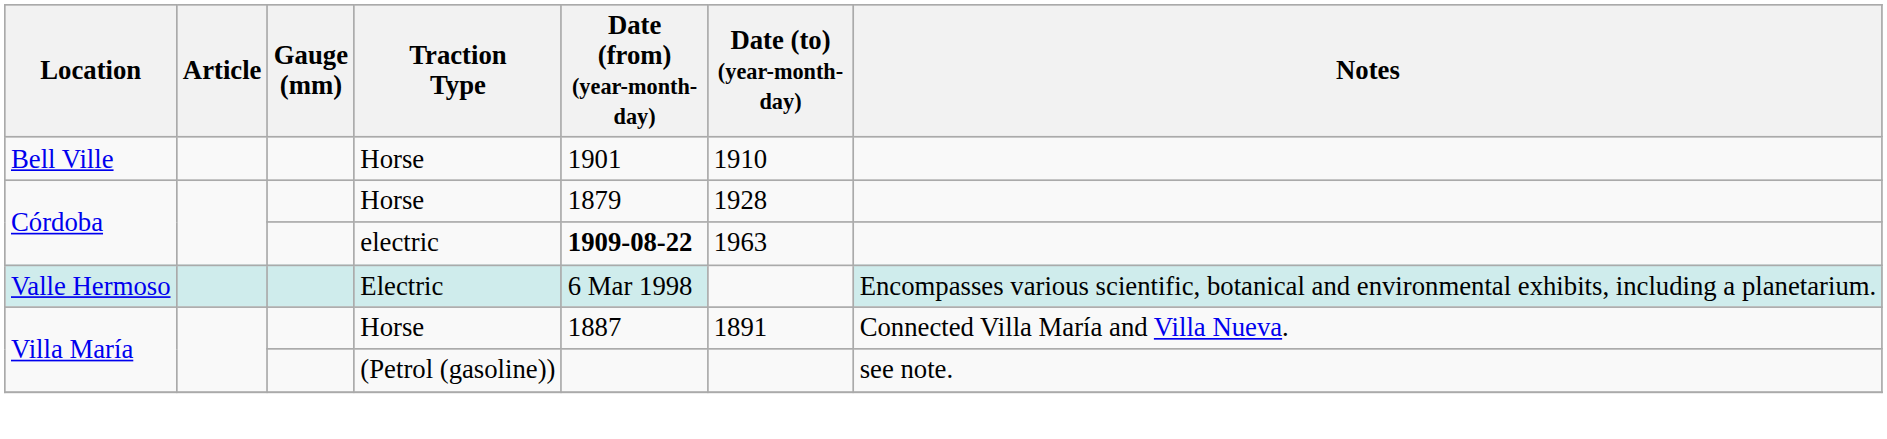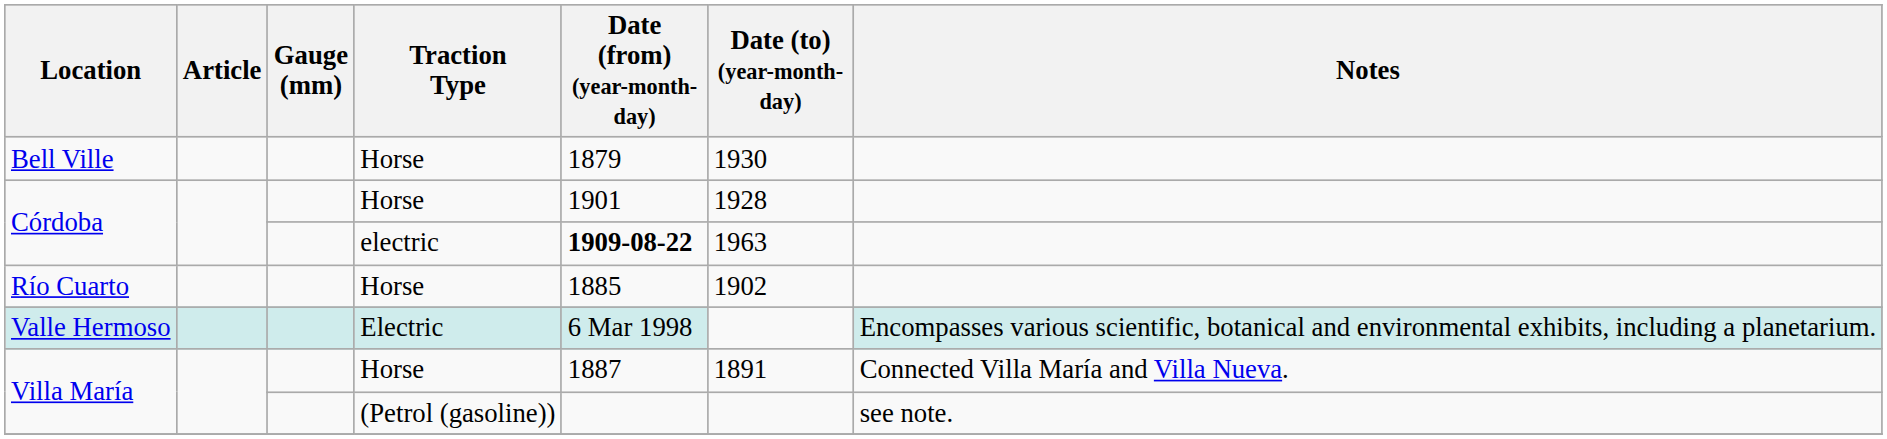(595, 158) 1901 -> (595, 158) 1879
(740, 158) 1910 -> (740, 158) 1930
(595, 200) 1879 -> (595, 200) 1901
+ row: (70, 285)
